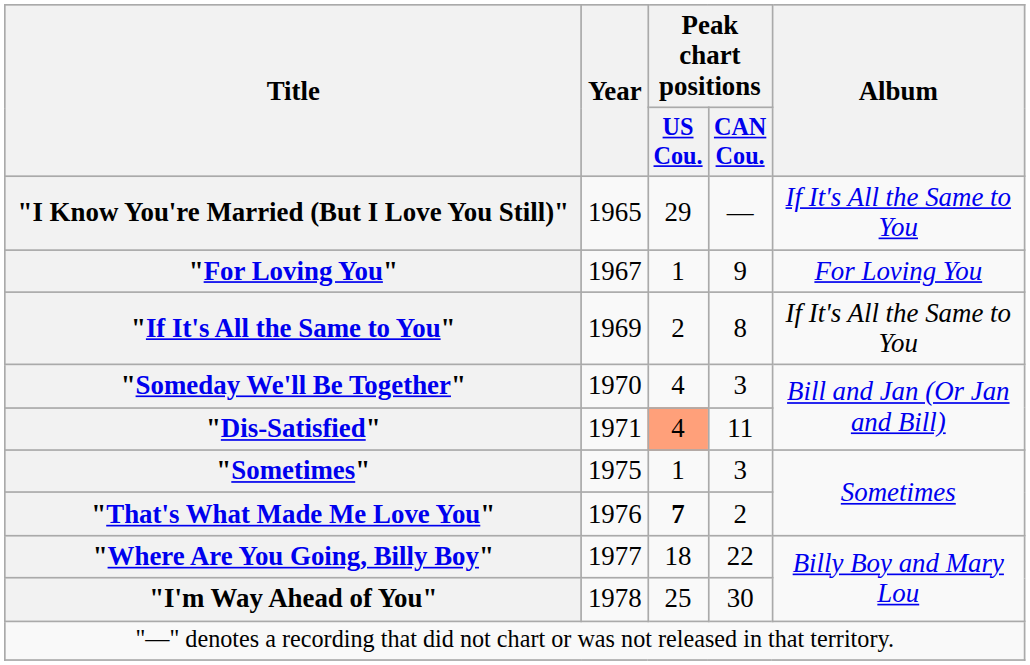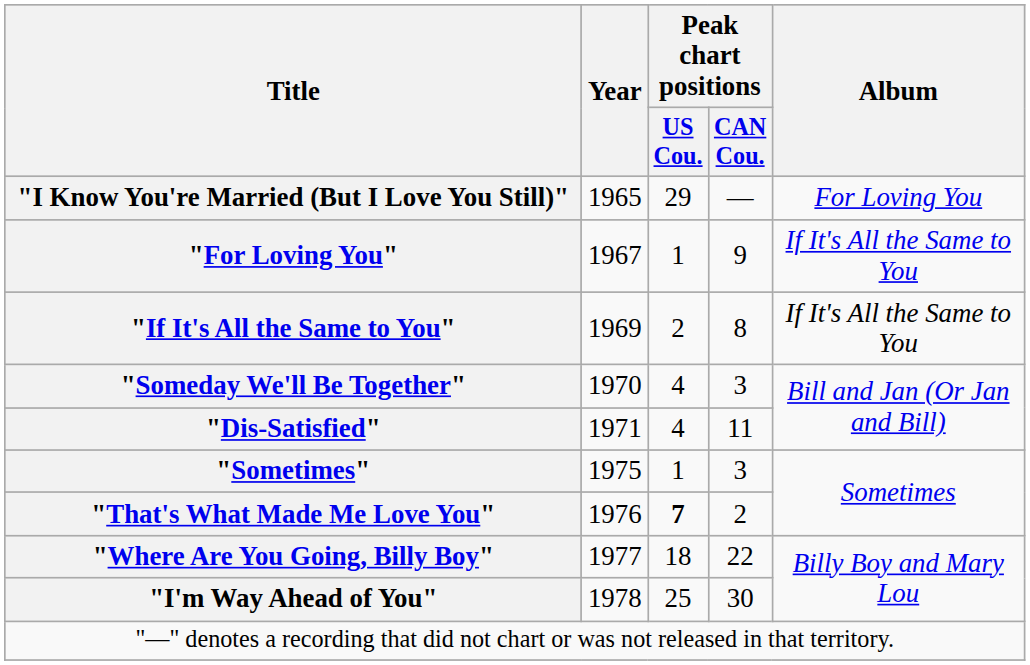(898, 212) If It's All the Same to You -> (898, 197) For Loving You
(898, 270) For Loving You -> (898, 255) If It's All the Same to You
(678, 428) lightsalmon background -> (678, 428) no background
